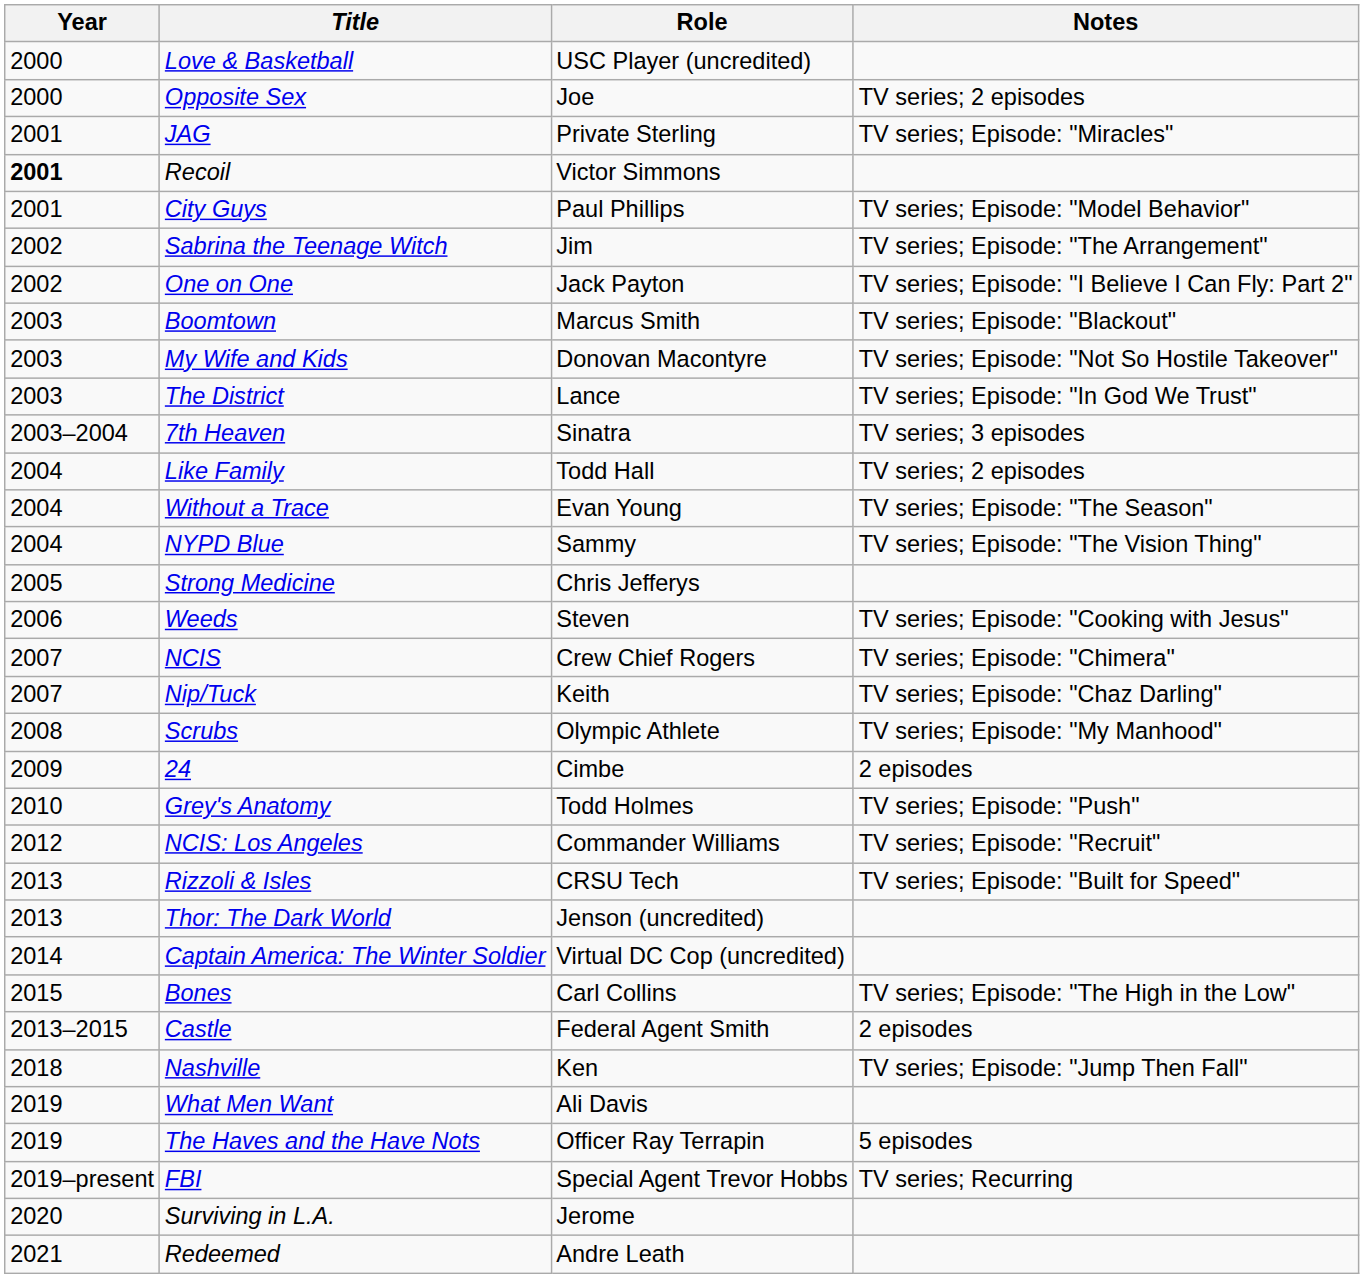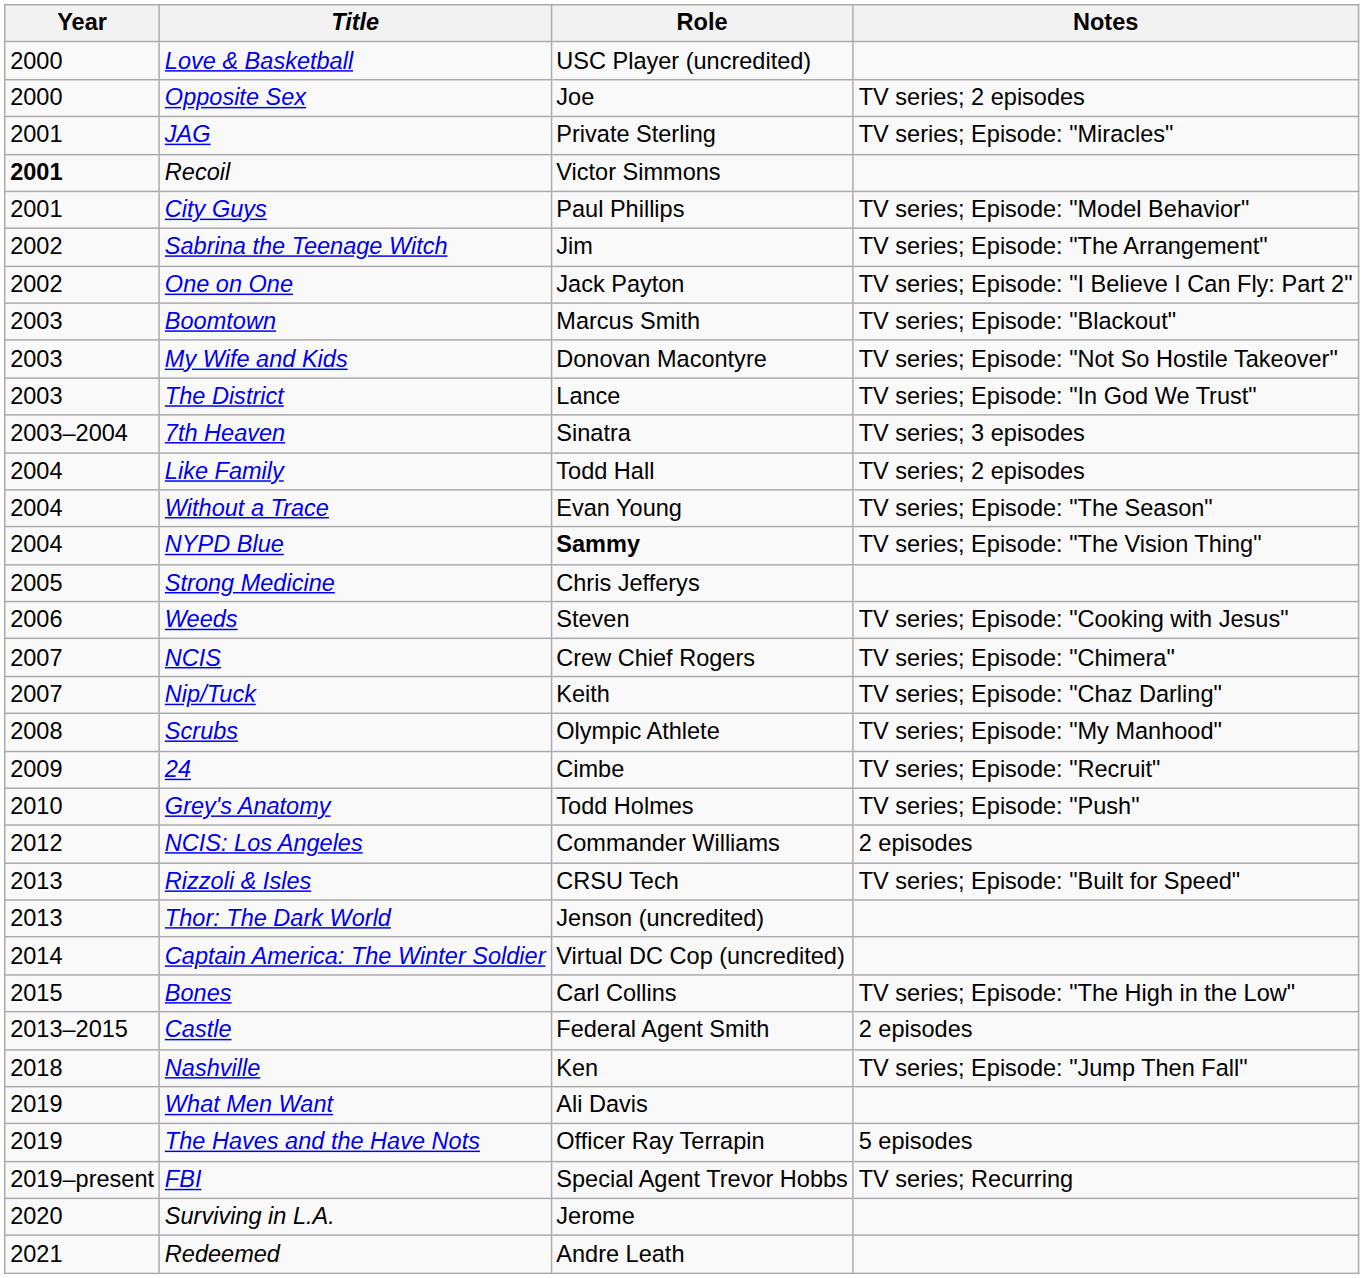(596, 545) normal -> (598, 545) bold
(916, 769) 2 episodes -> (1010, 769) TV series; Episode: "Recruit"
(1010, 843) TV series; Episode: "Recruit" -> (916, 843) 2 episodes
